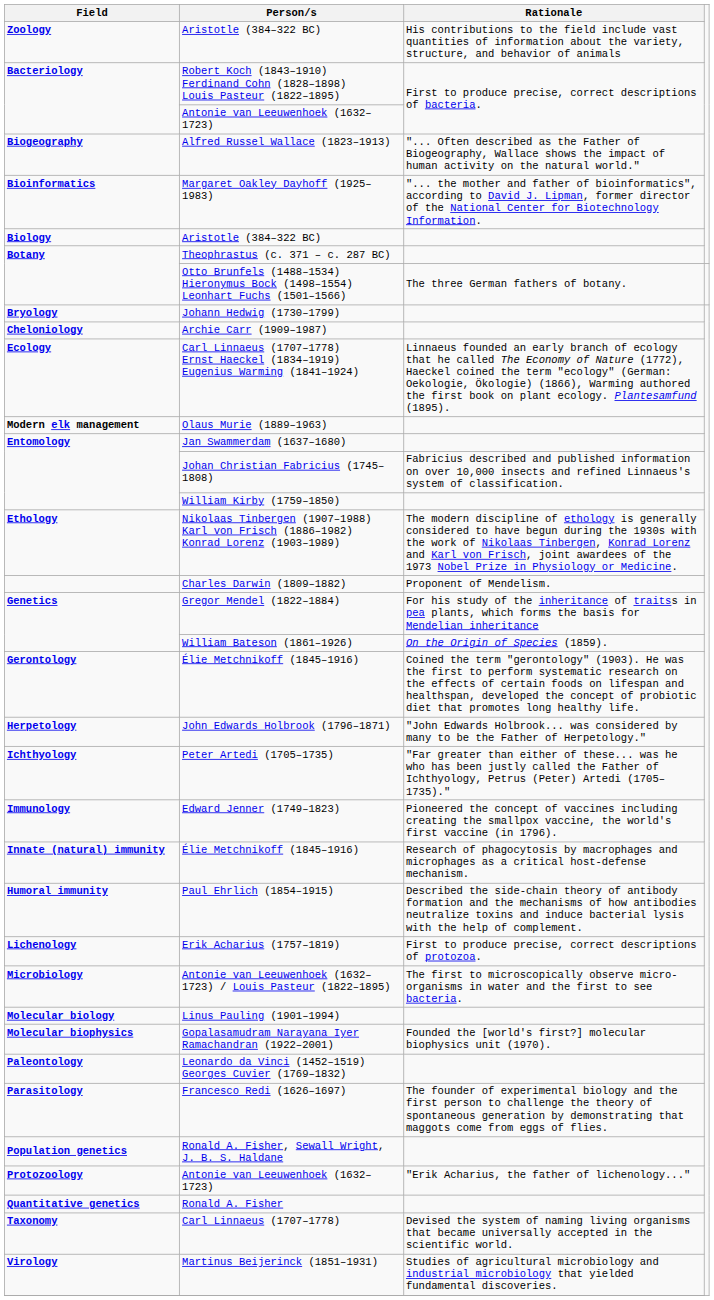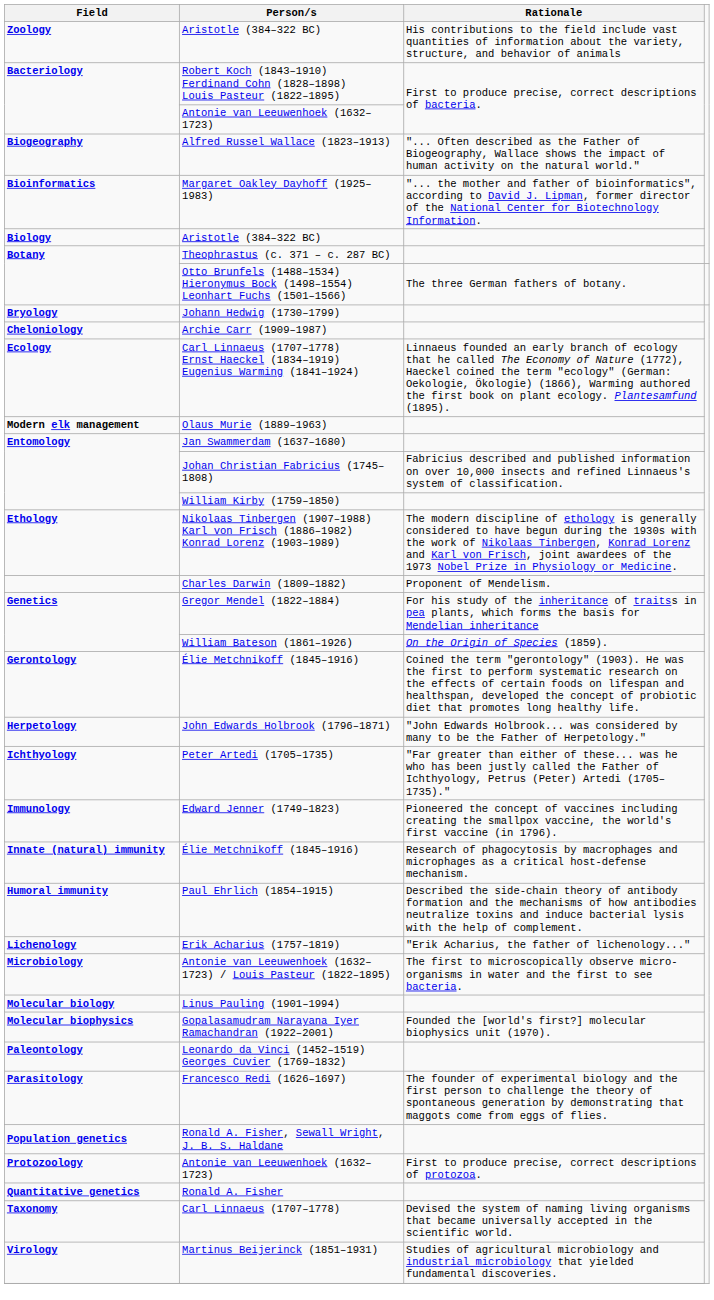(551, 951) First to produce precise, correct descriptions of protozoa. -> (548, 945) "Erik Acharius, the father of lichenology..."
(548, 1175) "Erik Acharius, the father of lichenology..." -> (551, 1169) First to produce precise, correct descriptions of protozoa.
